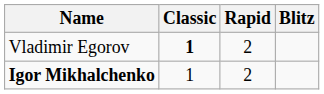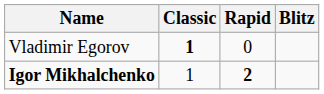(248, 46) 2 -> (248, 46) 0
(248, 74) normal -> (248, 74) bold
